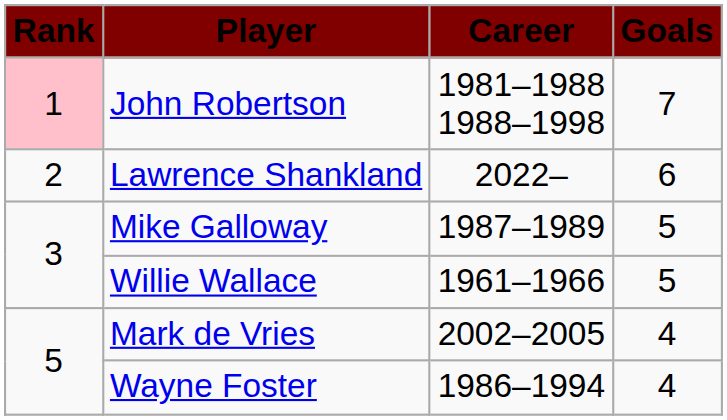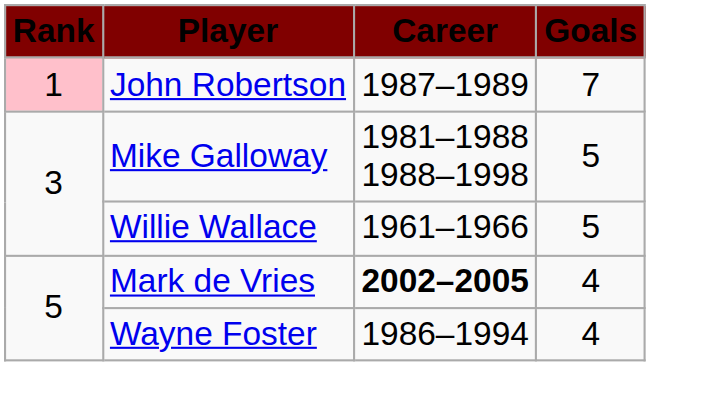(521, 102) 1981–1988 1988–1998 -> (445, 84) 1987–1989
- row: (266, 174)
(521, 227) 1987–1989 -> (445, 155) 1981–1988 1988–1998
(521, 333) normal -> (445, 280) bold
